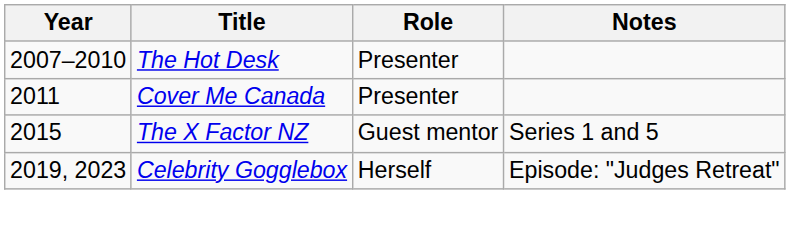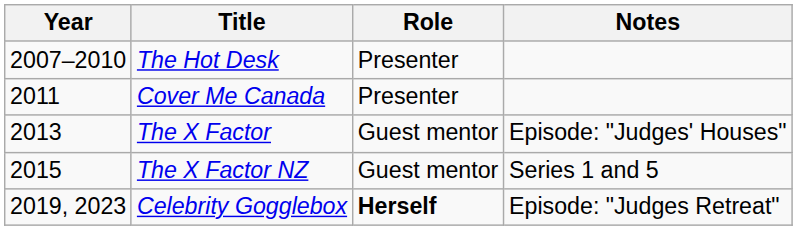+ row: (204, 133)
(395, 170) normal -> (397, 206) bold
